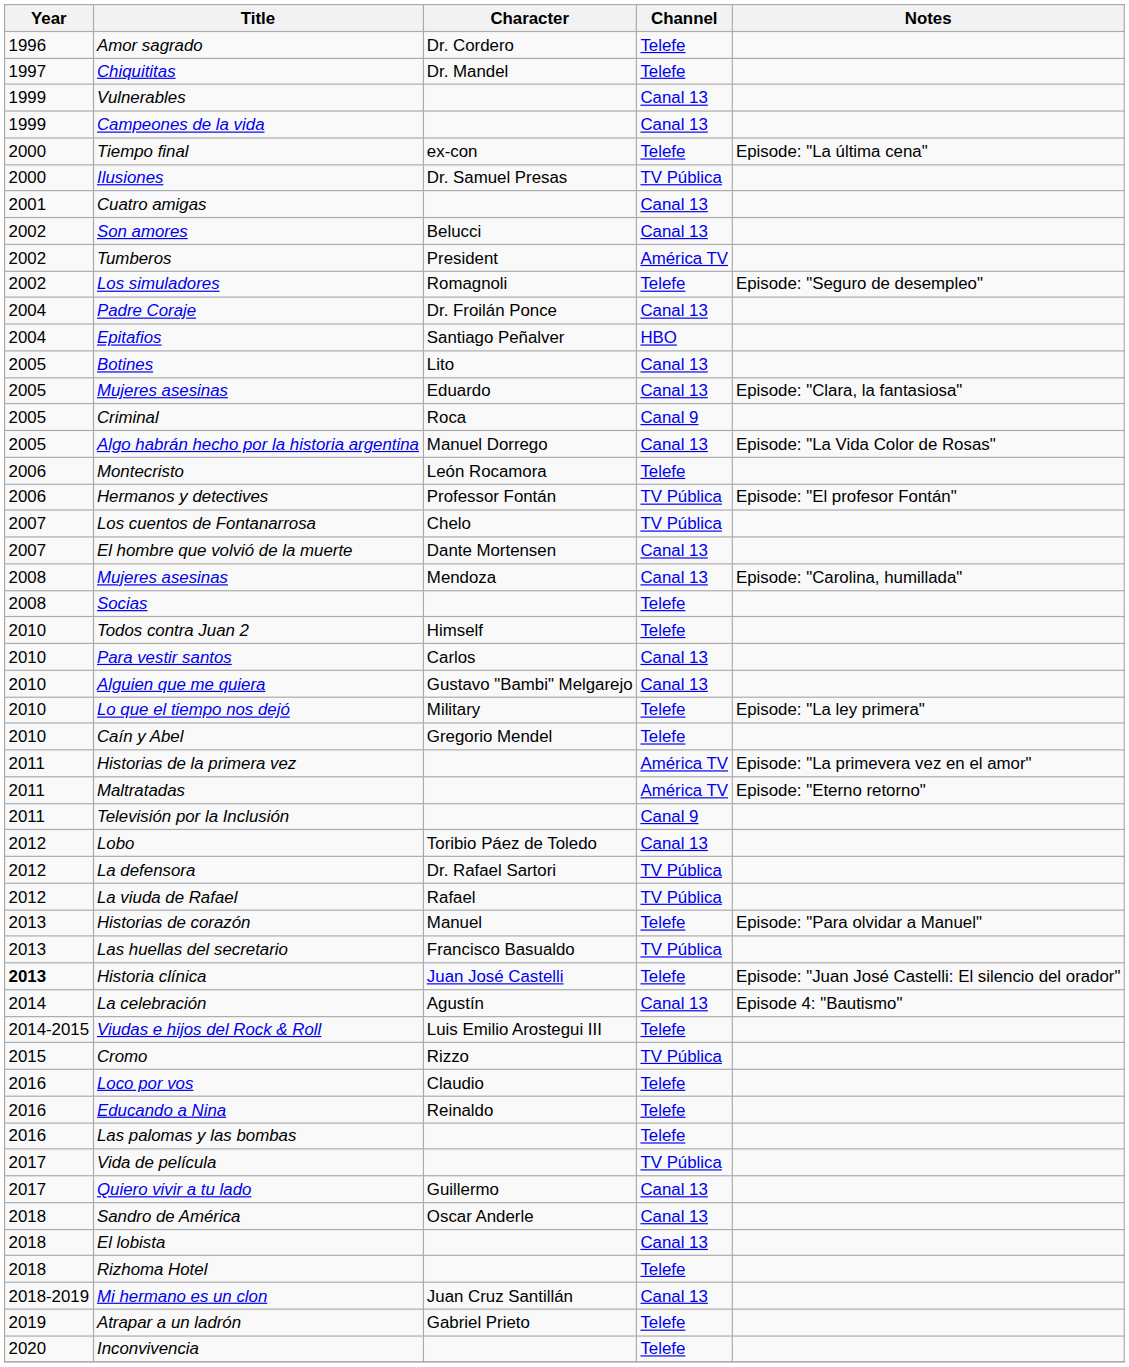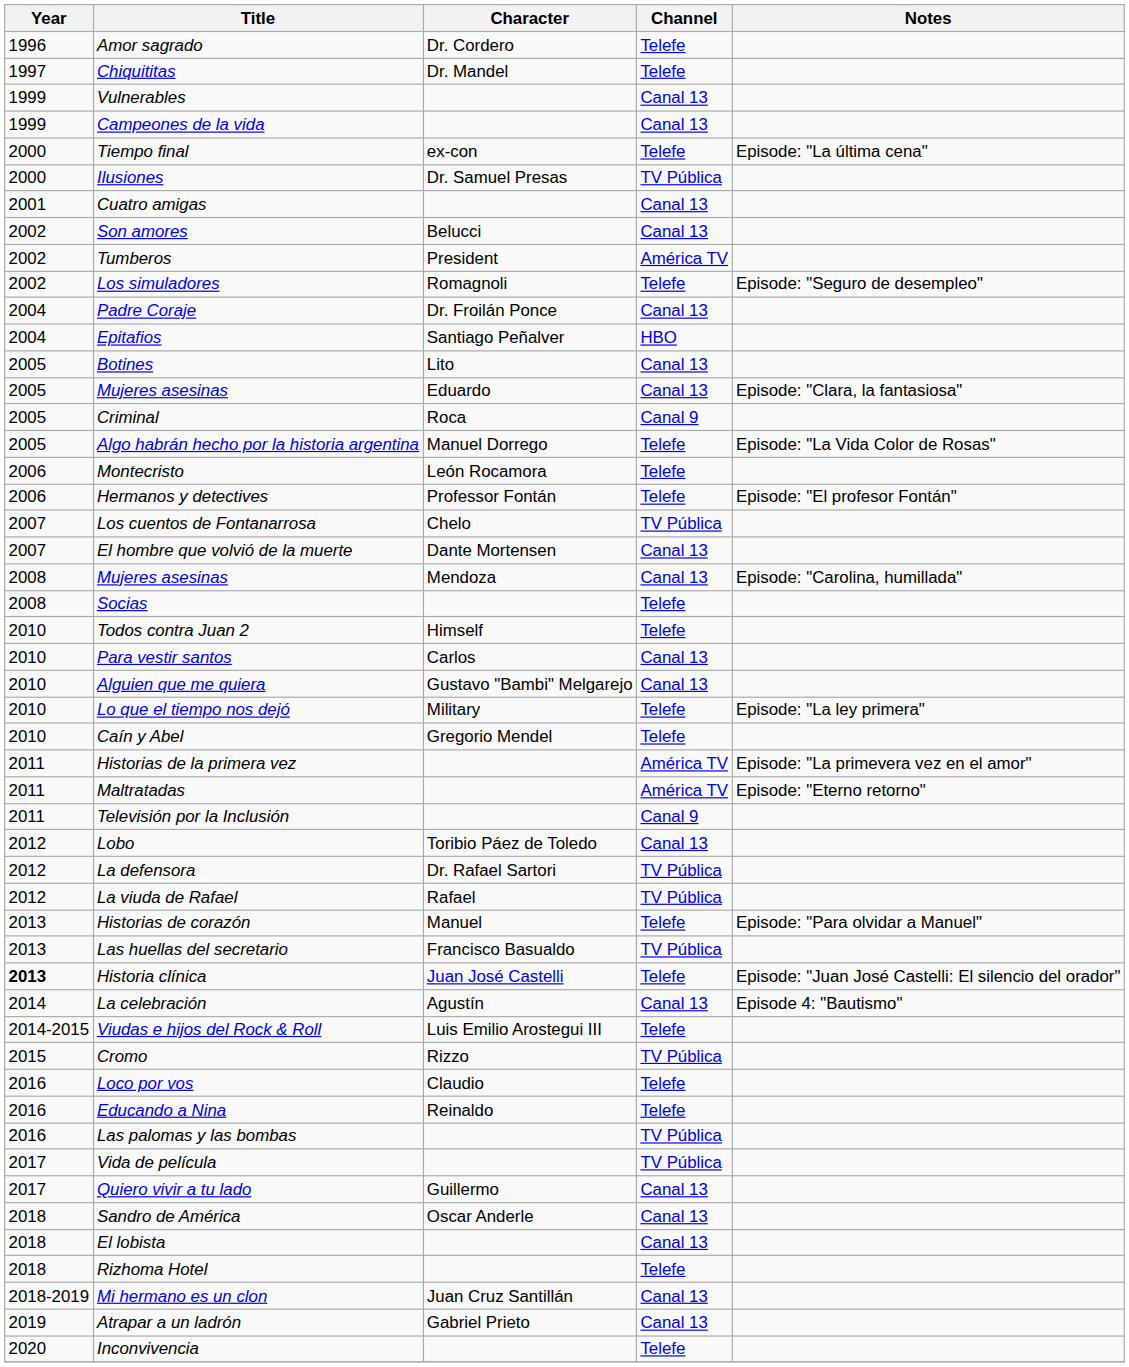(674, 444) Canal 13 -> (663, 444) Telefe
(681, 497) TV Pública -> (663, 497) Telefe
(663, 1136) Telefe -> (681, 1136) TV Pública
(663, 1323) Telefe -> (674, 1323) Canal 13
